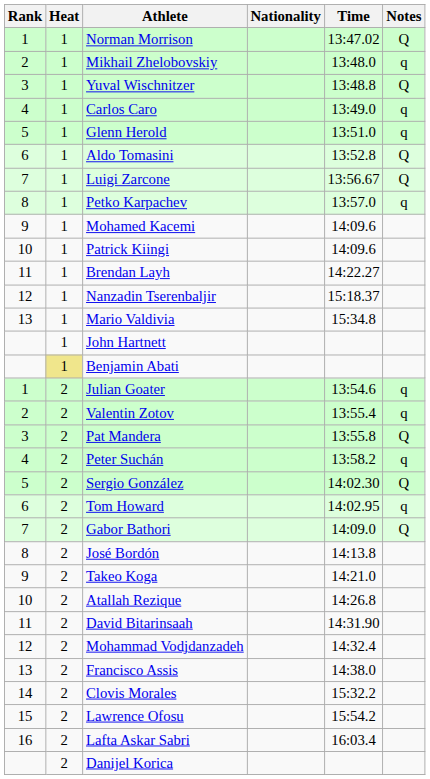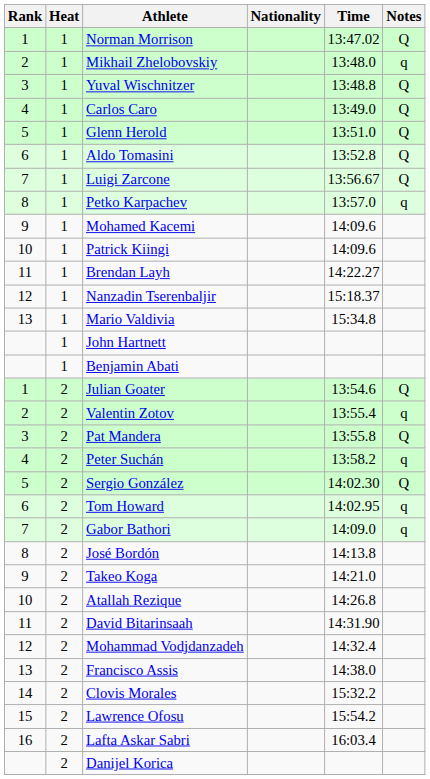(404, 109) q -> (404, 109) Q
(404, 132) q -> (404, 132) Q
(64, 366) khaki background -> (64, 366) no background
(404, 389) q -> (404, 389) Q
(404, 529) Q -> (404, 529) q
